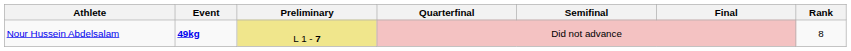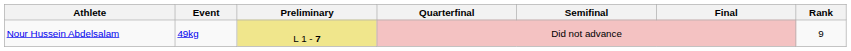(189, 33) bold -> (188, 33) normal
(821, 33) 8 -> (821, 33) 9
